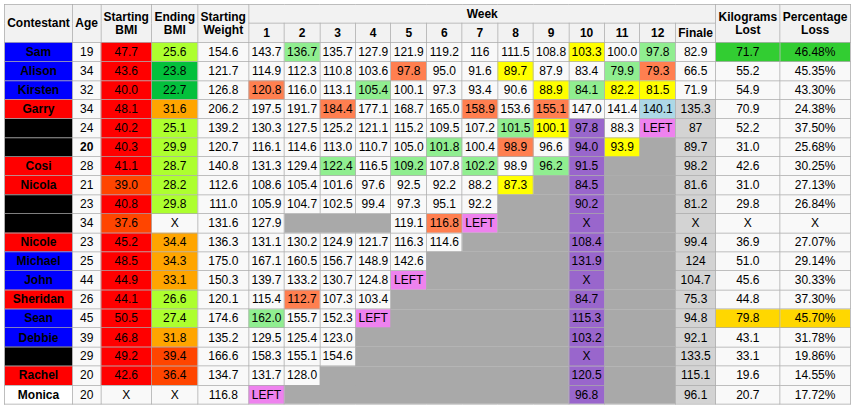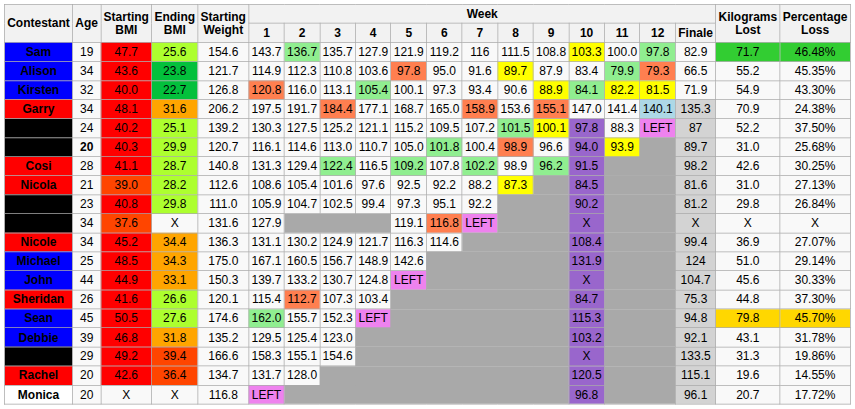(87, 242) 23 -> (87, 242) 34
(126, 299) 44.1 -> (126, 299) 41.6
(175, 318) 27.4 -> (175, 318) 27.6
(748, 356) 33.1 -> (748, 356) 31.3
